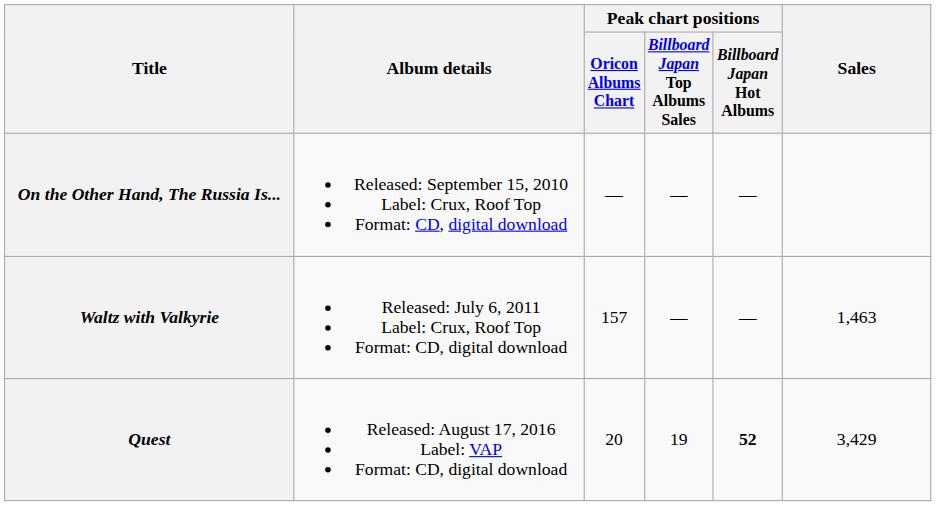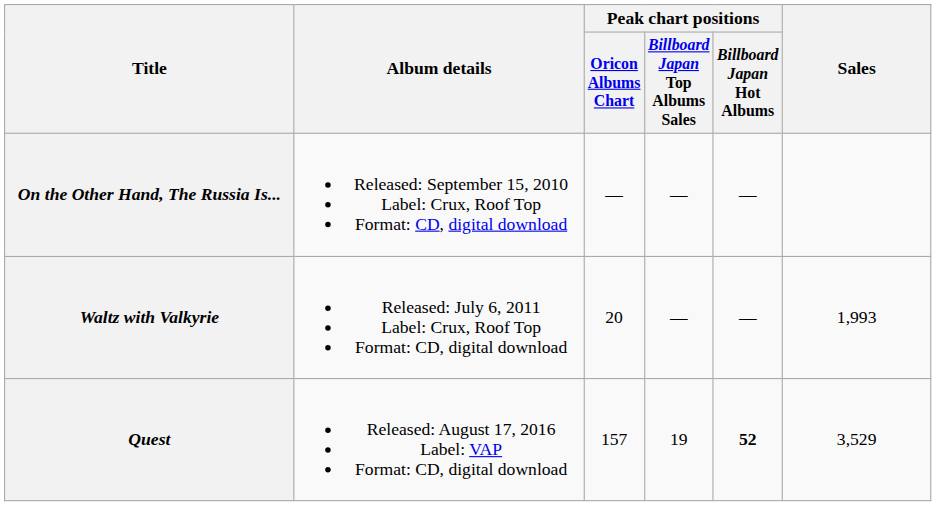(614, 317) 157 -> (614, 317) 20
(857, 317) 1,463 -> (857, 317) 1,993
(614, 439) 20 -> (614, 439) 157
(857, 439) 3,429 -> (857, 439) 3,529
